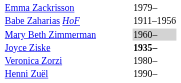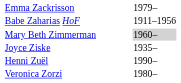(145, 48) bold -> (145, 48) normal
rows swapped: (33, 61) <-> (27, 74)
